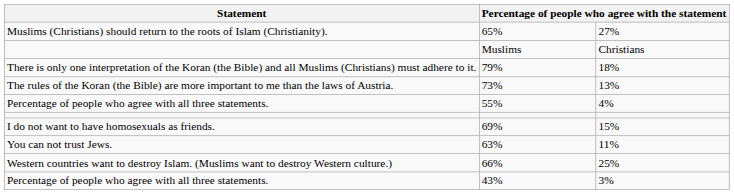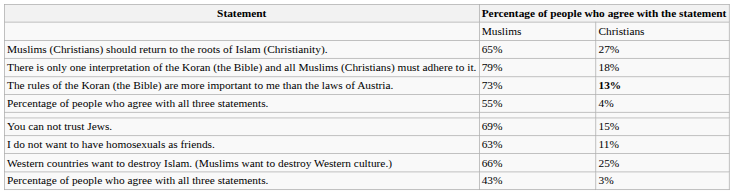rows swapped: (502, 49) <-> (492, 31)
(609, 85) normal -> (610, 85) bold
(111, 126) I do not want to have homosexuals as friends. -> (60, 126) You can not trust Jews.
(60, 144) You can not trust Jews. -> (111, 144) I do not want to have homosexuals as friends.
